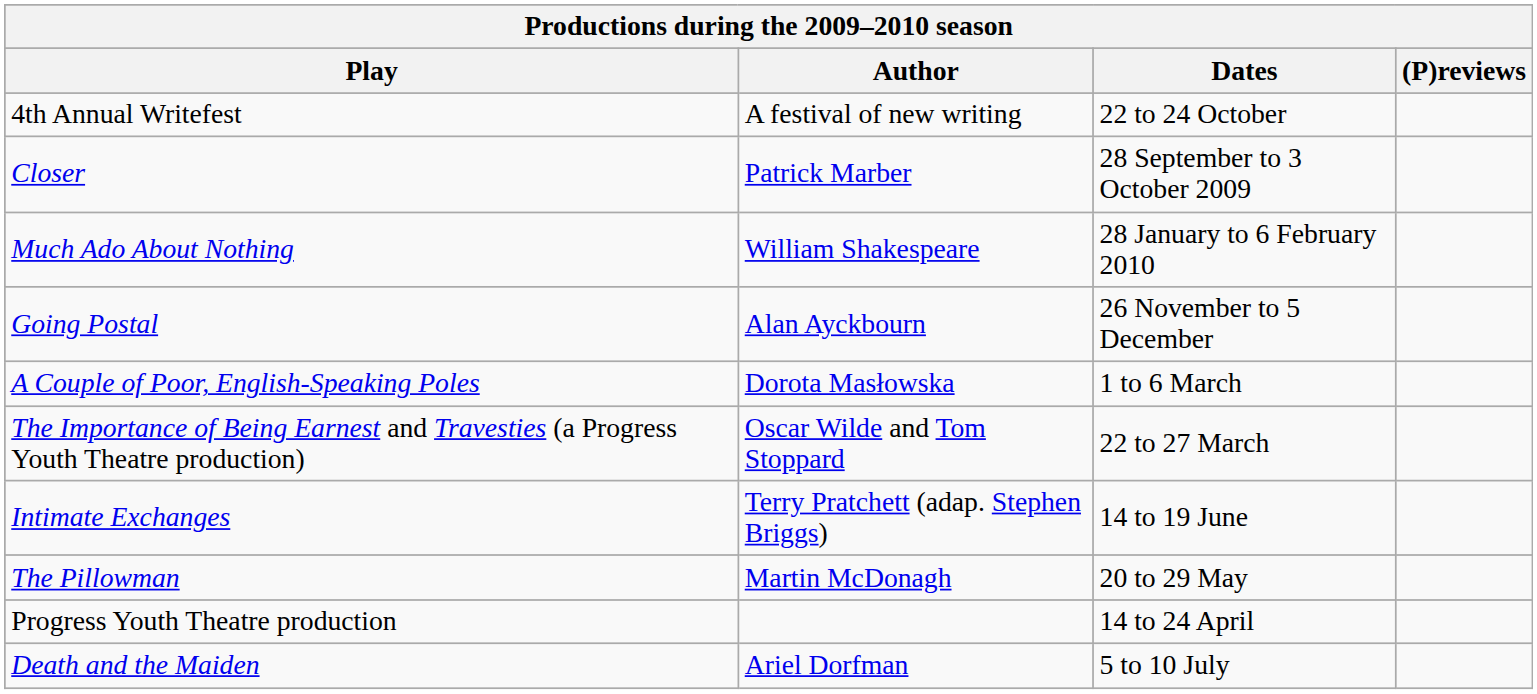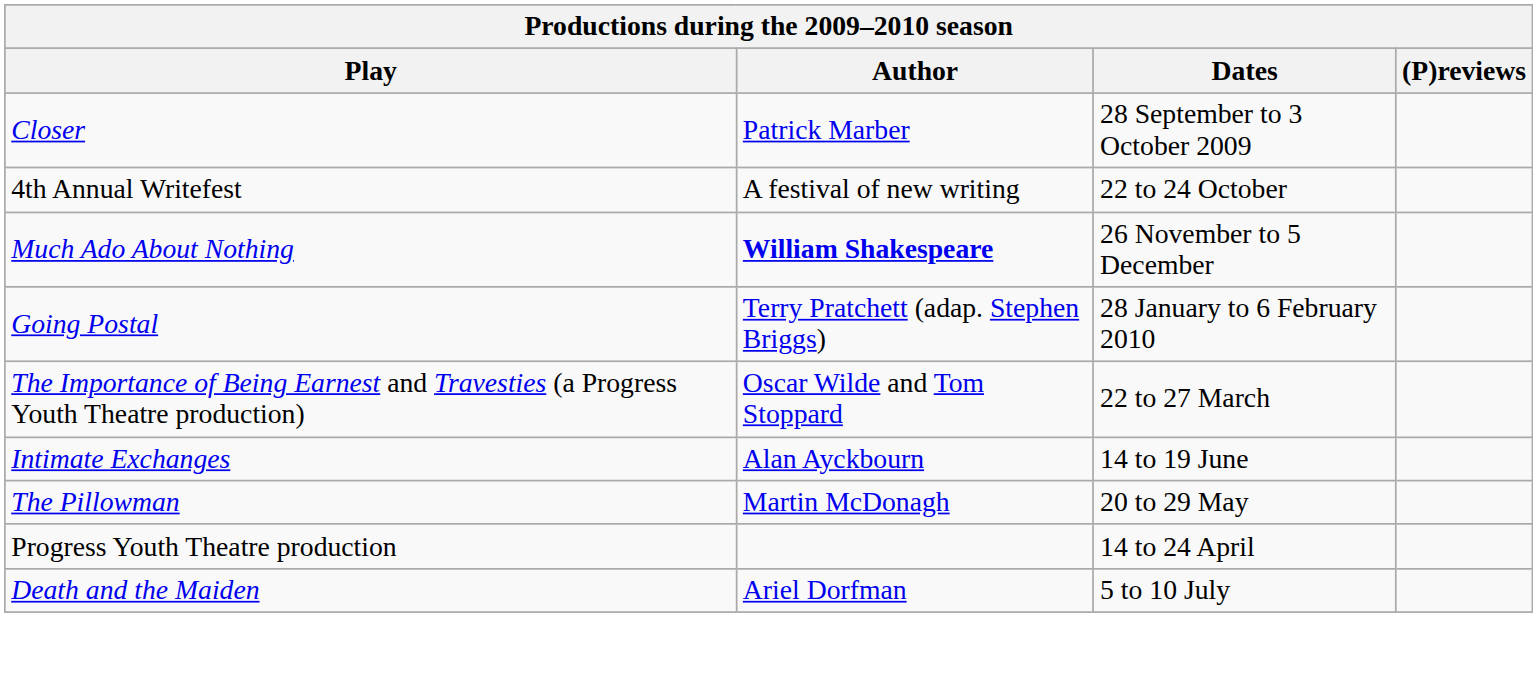rows swapped: (48, 173) <-> (127, 114)
(862, 248) normal -> (868, 248) bold
(1238, 248) 28 January to 6 February 2010 -> (1200, 248) 26 November to 5 December
(835, 323) Alan Ayckbourn -> (911, 323) Terry Pratchett (adap. Stephen Briggs)
(1200, 323) 26 November to 5 December -> (1238, 323) 28 January to 6 February 2010
- row: (245, 383)
(913, 517) Terry Pratchett (adap. Stephen Briggs) -> (833, 458) Alan Ayckbourn
